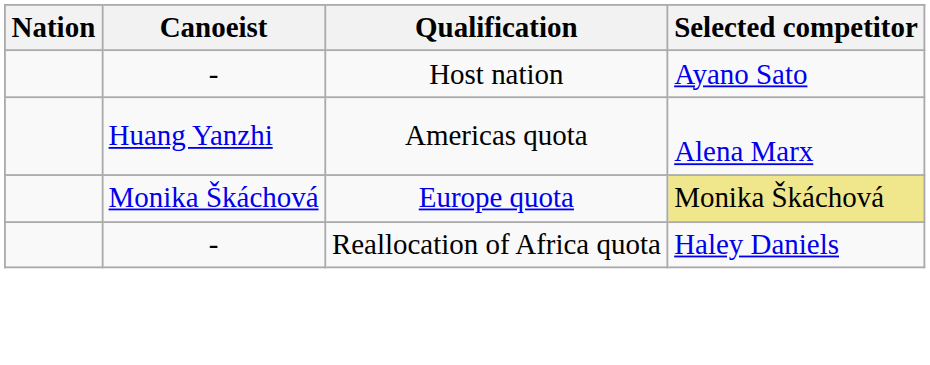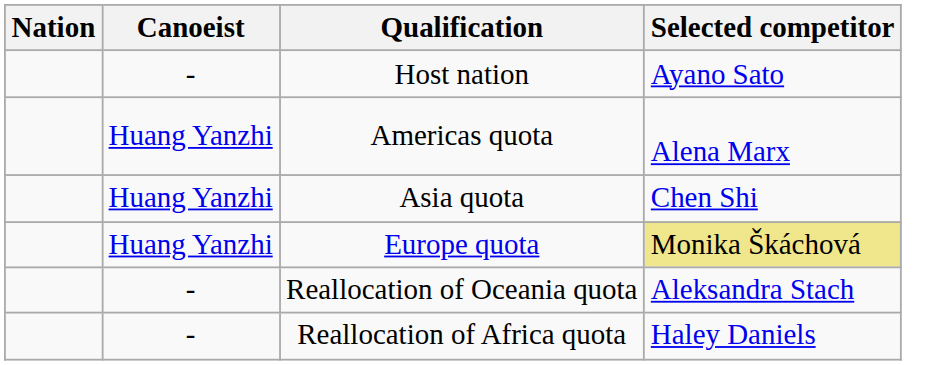+ row: (462, 197)
(214, 197) Monika Škáchová -> (191, 243) Huang Yanzhi
+ row: (462, 289)
